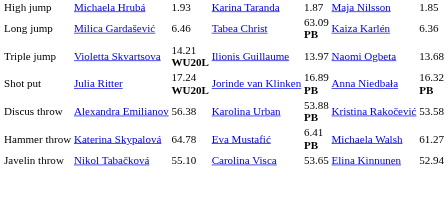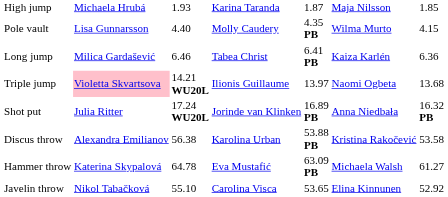+ row: (26, 28)
(316, 28) 63.09 PB -> (314, 56) 6.41 PB
(117, 56) no background -> (117, 84) pink background
(314, 139) 6.41 PB -> (316, 166) 63.09 PB
(432, 160) 52.94 -> (432, 188) 52.92
